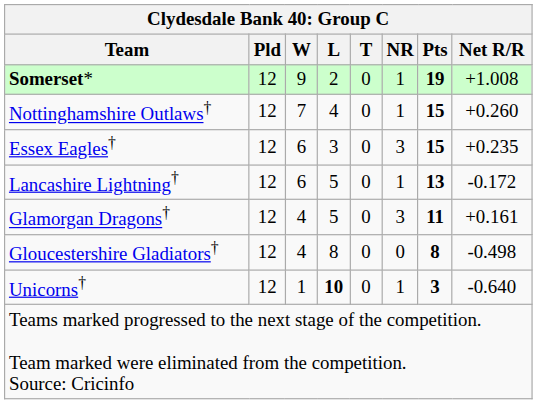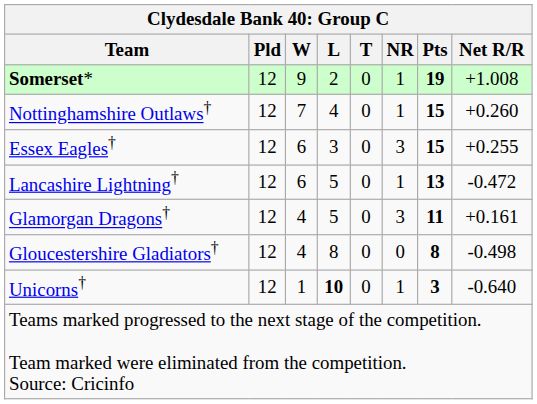(492, 146) +0.235 -> (492, 146) +0.255
(492, 181) -0.172 -> (492, 181) -0.472
